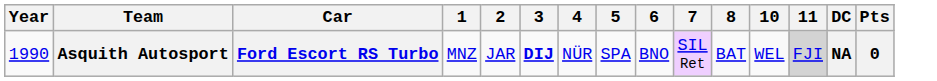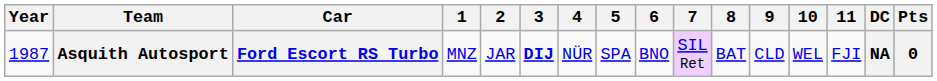+ column: (769, 18)
(29, 54) 1990 -> (29, 54) 1987
(808, 54) lightgrey background -> (846, 54) no background
